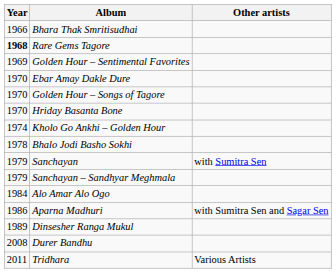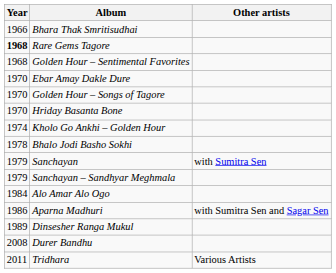(17, 62) 1969 -> (17, 62) 1968
